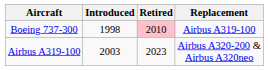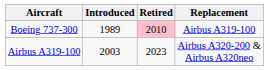(110, 29) 1998 -> (110, 29) 1989
